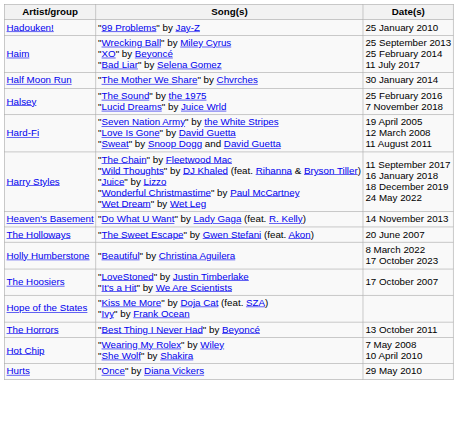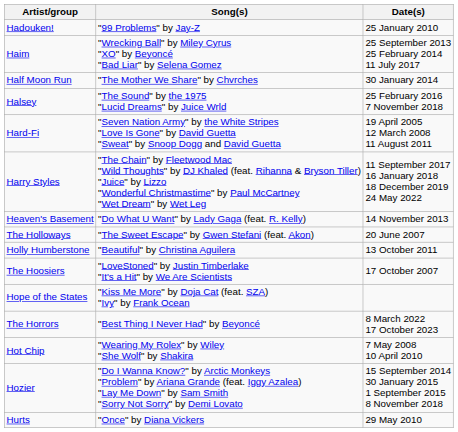(402, 255) 8 March 2022 17 October 2023 -> (401, 250) 13 October 2011
(401, 329) 13 October 2011 -> (402, 324) 8 March 2022 17 October 2023
+ row: (21, 388)
